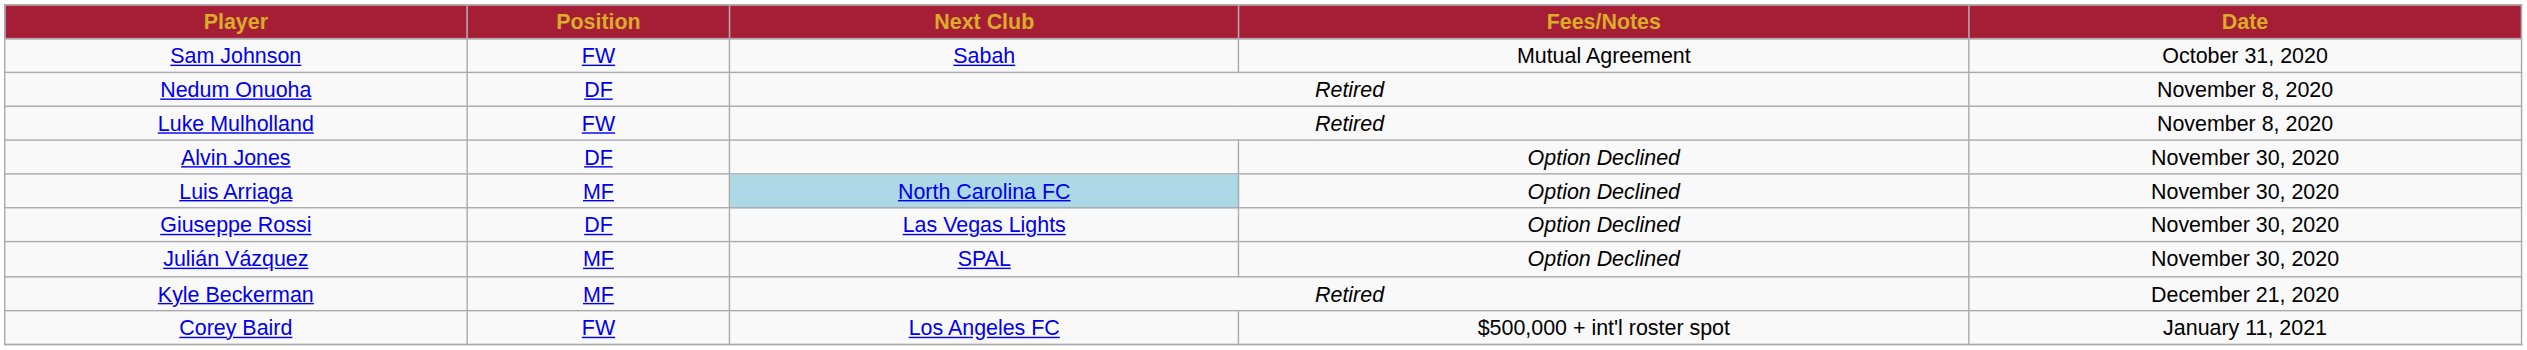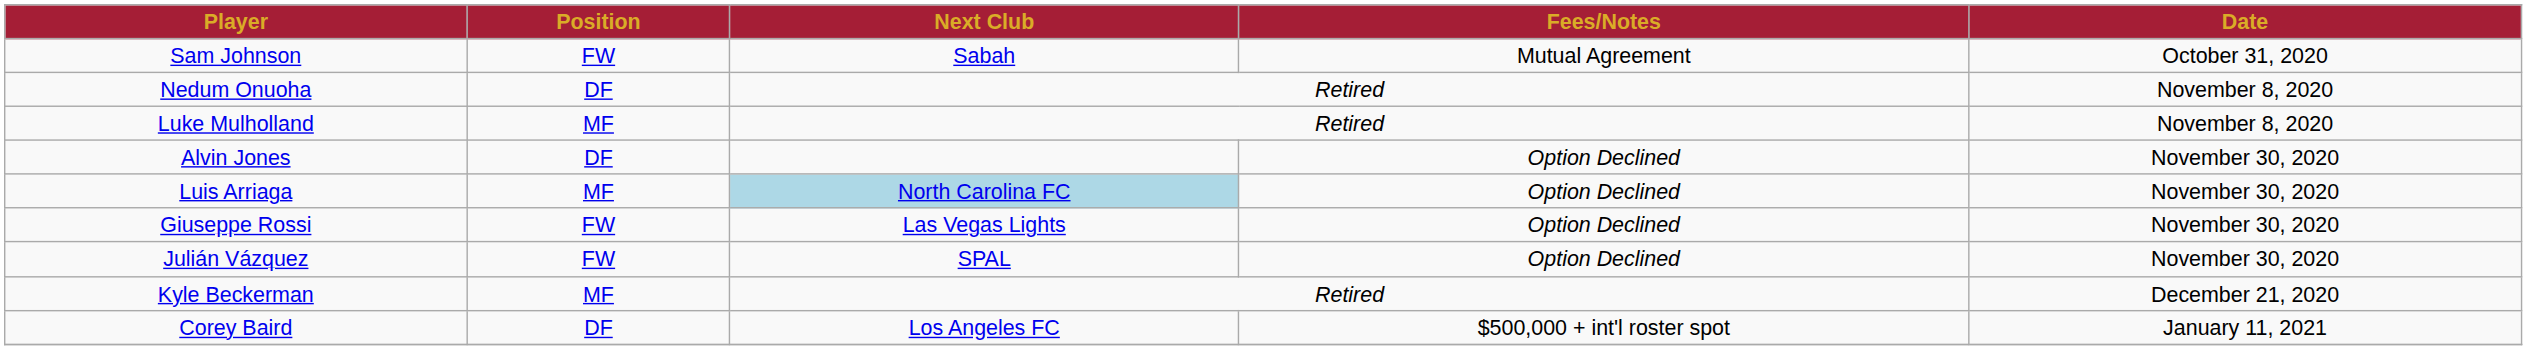(598, 124) FW -> (598, 124) MF
(598, 225) DF -> (598, 225) FW
(598, 259) MF -> (598, 259) FW
(598, 327) FW -> (598, 327) DF
